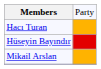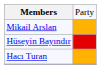rows swapped: (31, 57) <-> (27, 27)
